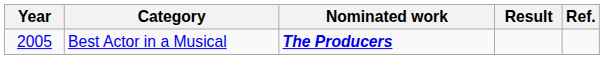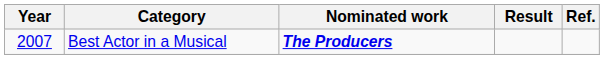(34, 41) 2005 -> (34, 41) 2007
